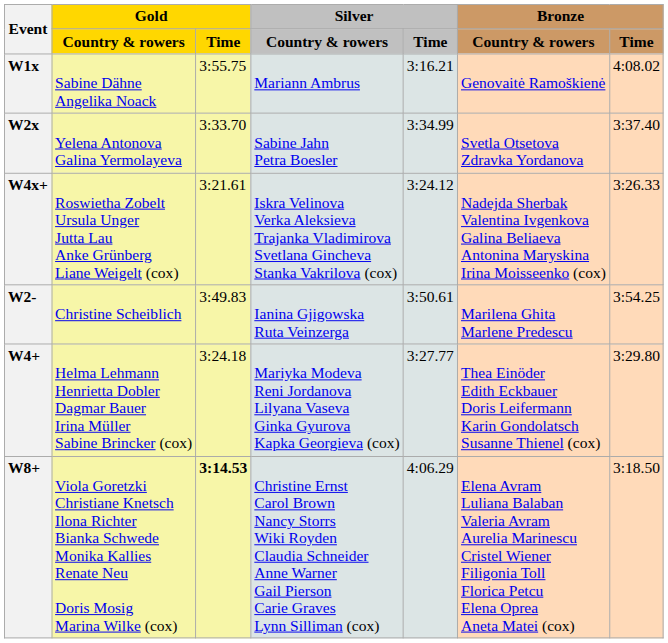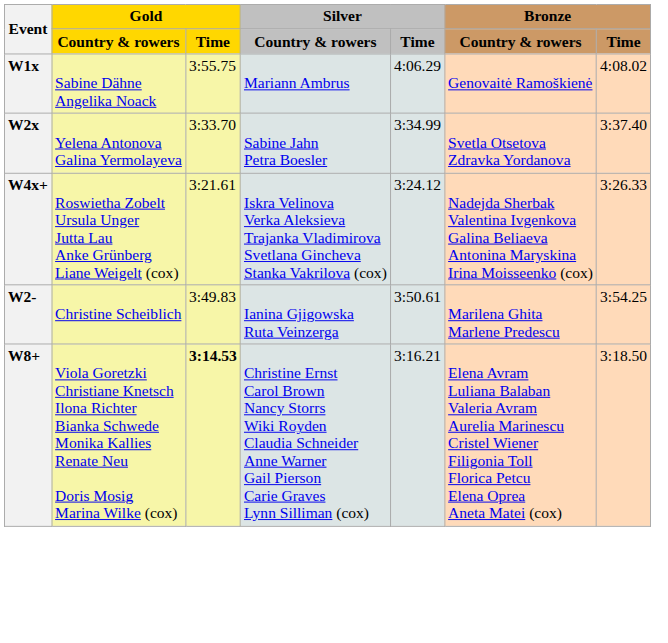(430, 66) 3:16.21 -> (417, 66) 4:06.29
- row: (24, 356)
(430, 468) 4:06.29 -> (417, 356) 3:16.21
